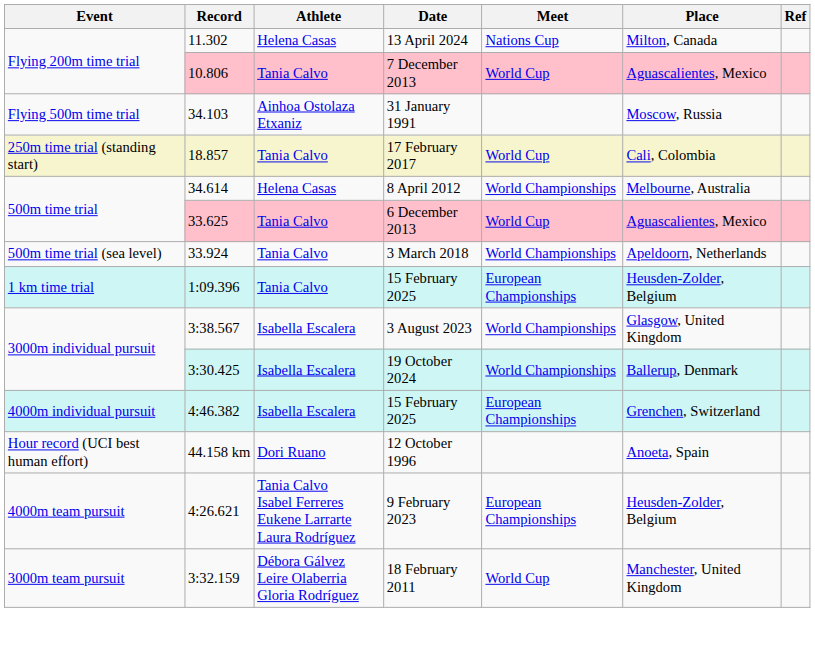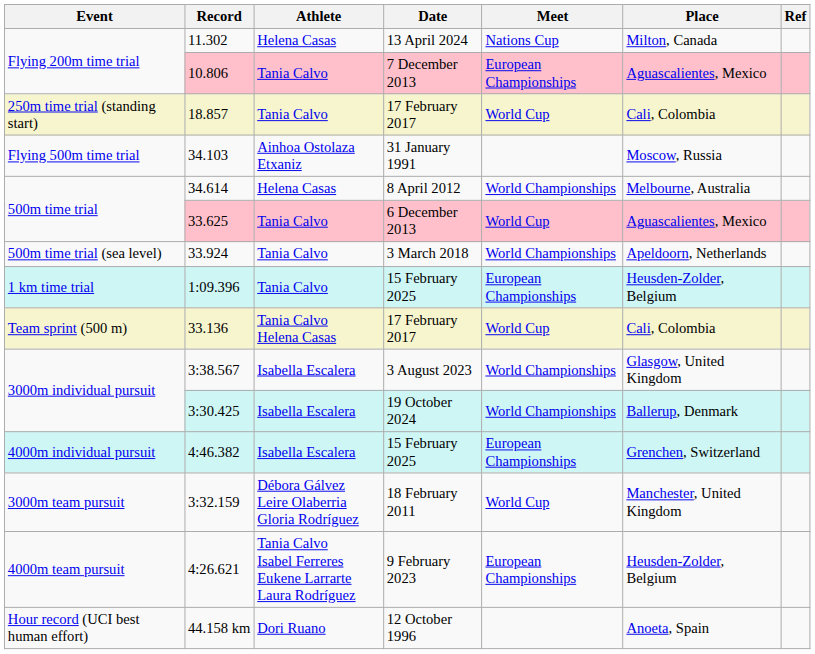(517, 73) World Cup -> (531, 73) European Championships
rows swapped: (208, 156) <-> (208, 114)
+ row: (208, 328)
rows swapped: (214, 578) <-> (219, 452)
